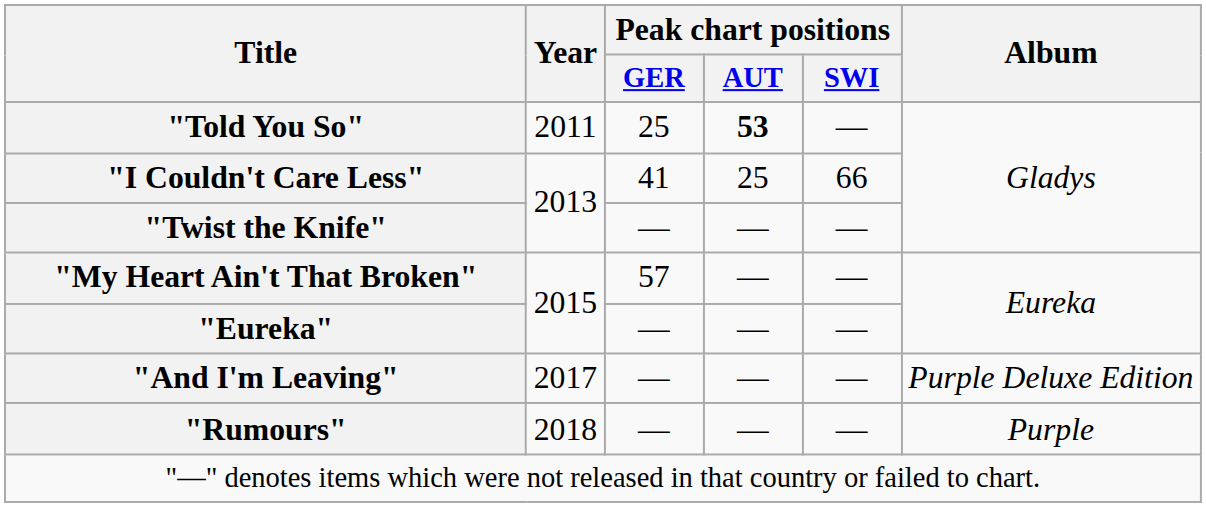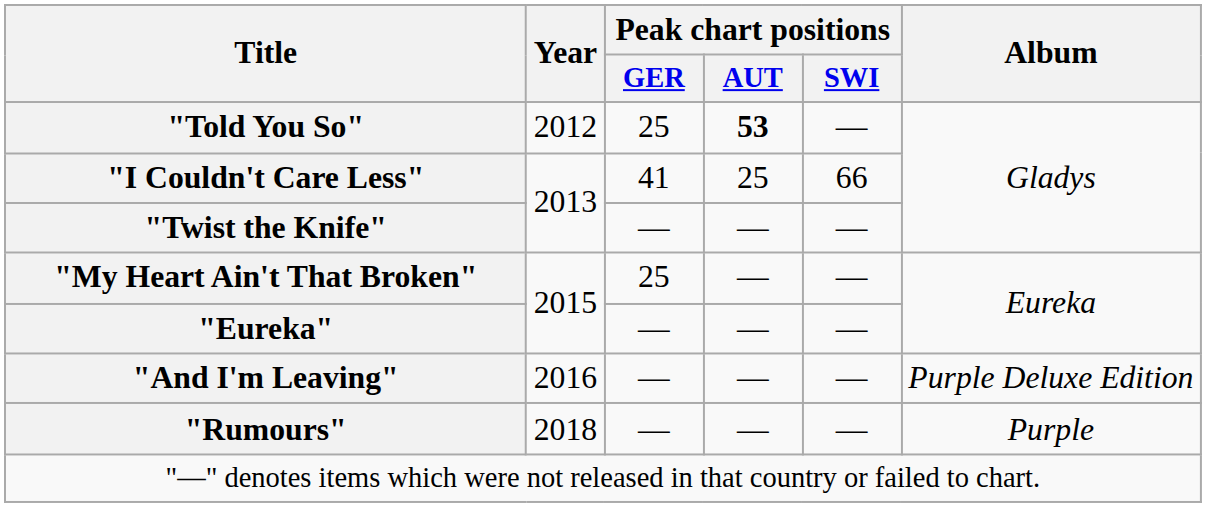(565, 126) 2011 -> (565, 126) 2012
(654, 277) 57 -> (654, 277) 25
(565, 378) 2017 -> (565, 378) 2016
